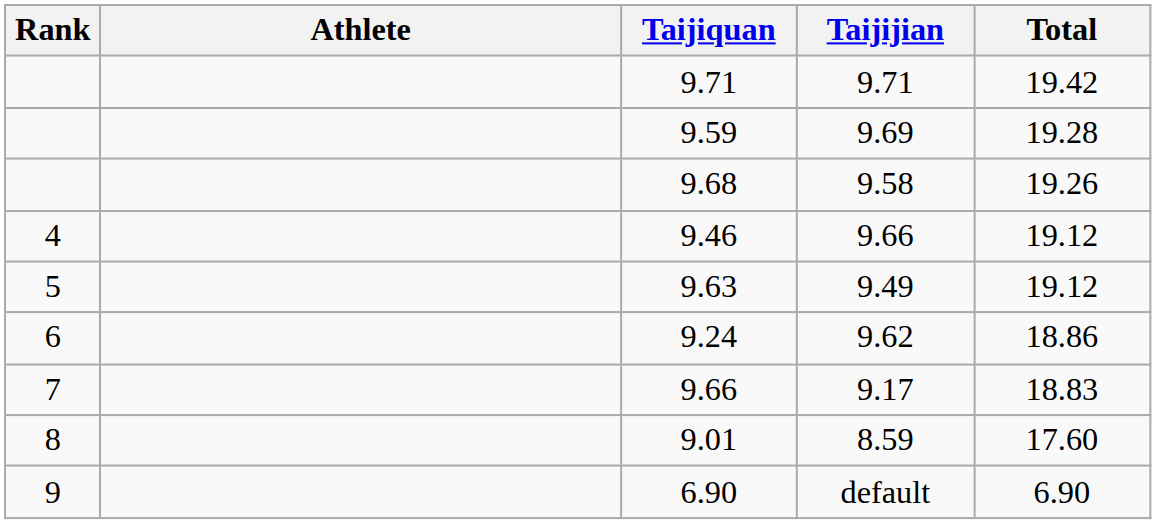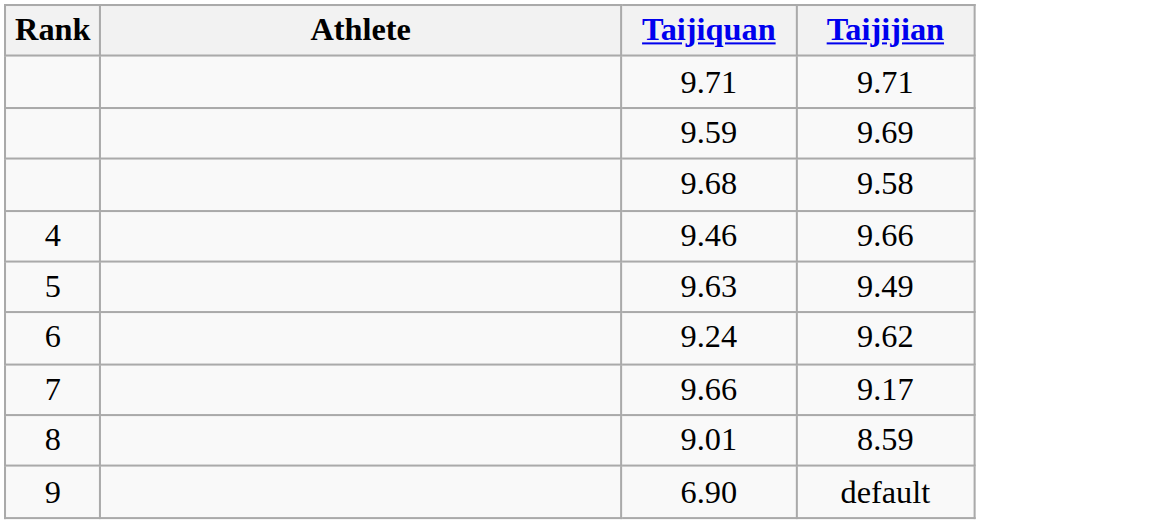- column: (1062, 30)
